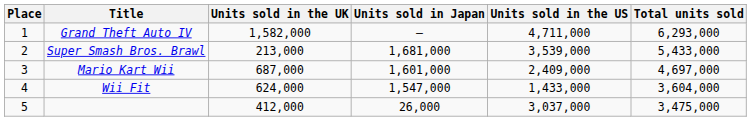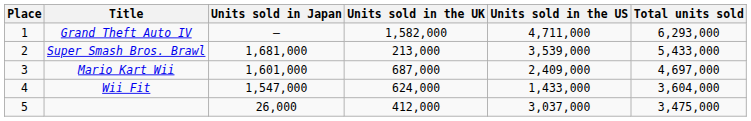columns swapped: (420, 14) <-> (280, 14)
